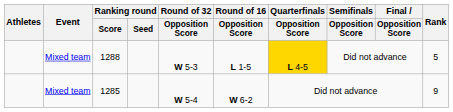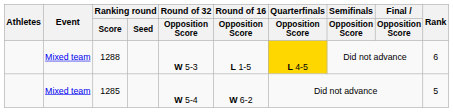(436, 58) 5 -> (436, 58) 6
(436, 91) 9 -> (436, 91) 5
